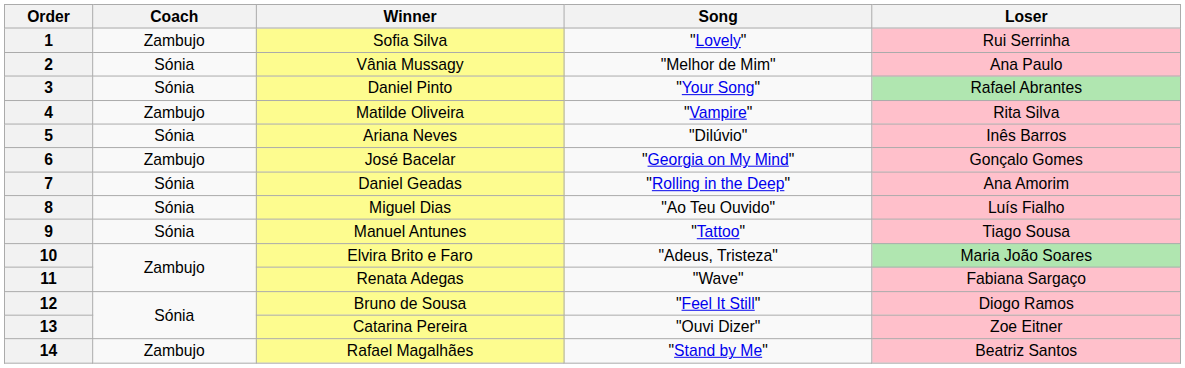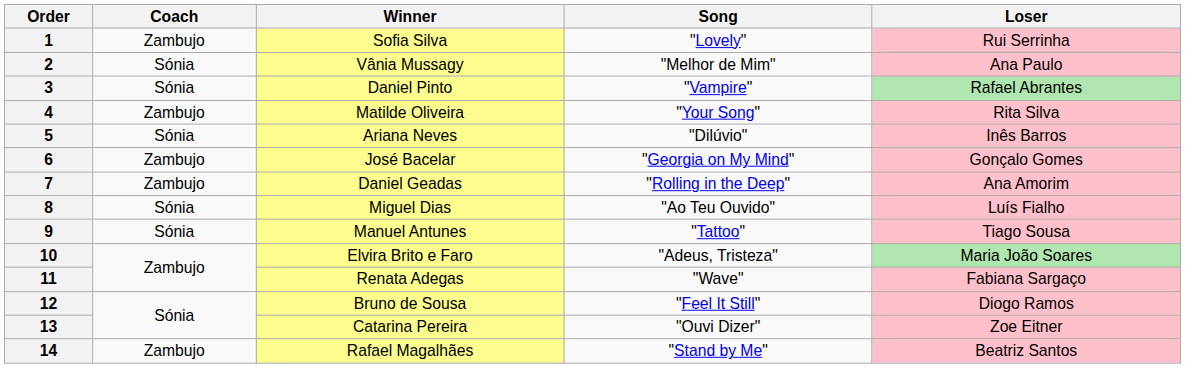(718, 88) "Your Song" -> (718, 88) "Vampire"
(718, 112) "Vampire" -> (718, 112) "Your Song"
(174, 184) Sónia -> (174, 184) Zambujo
